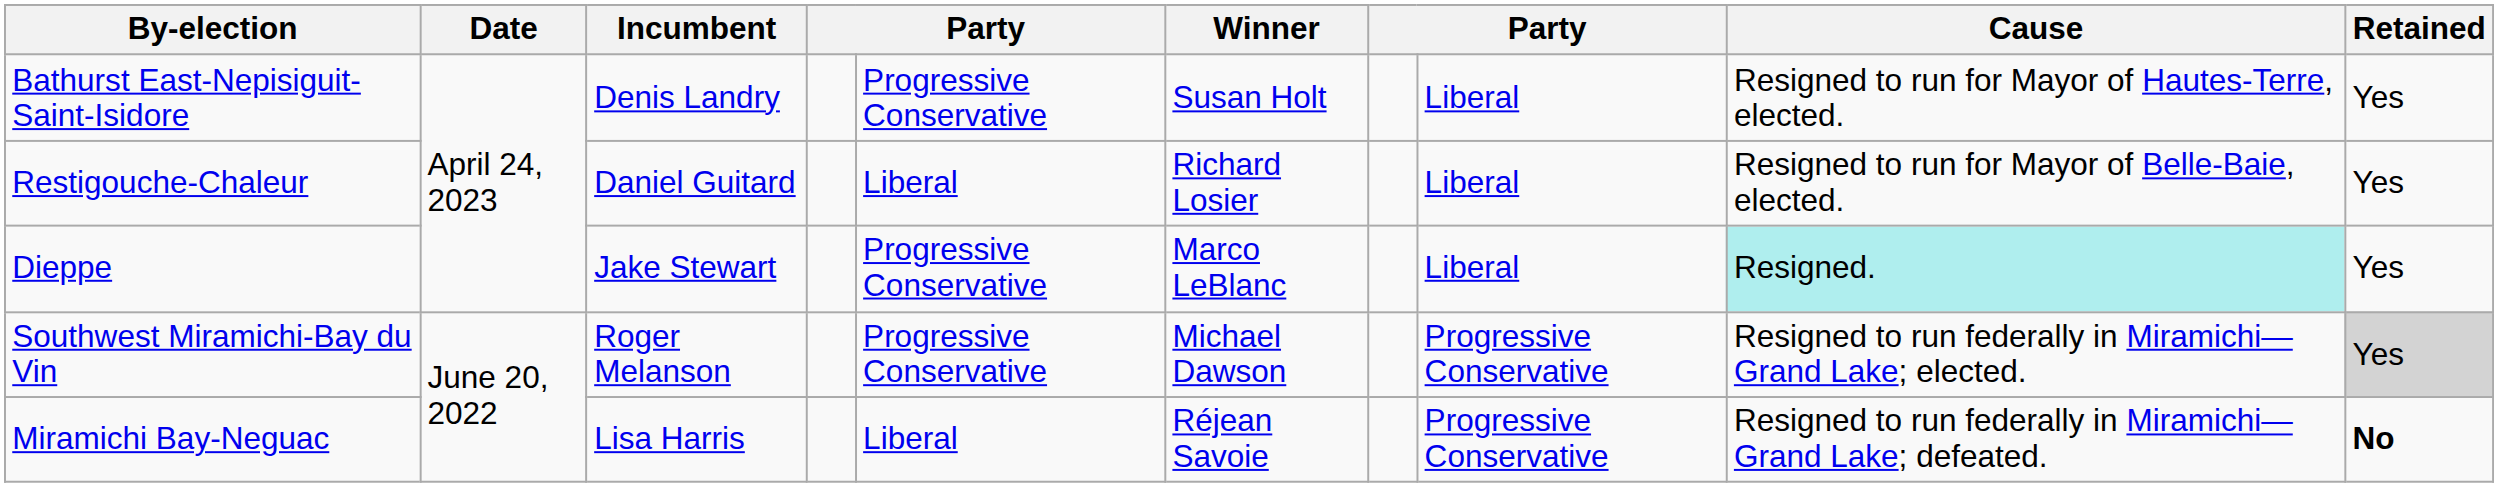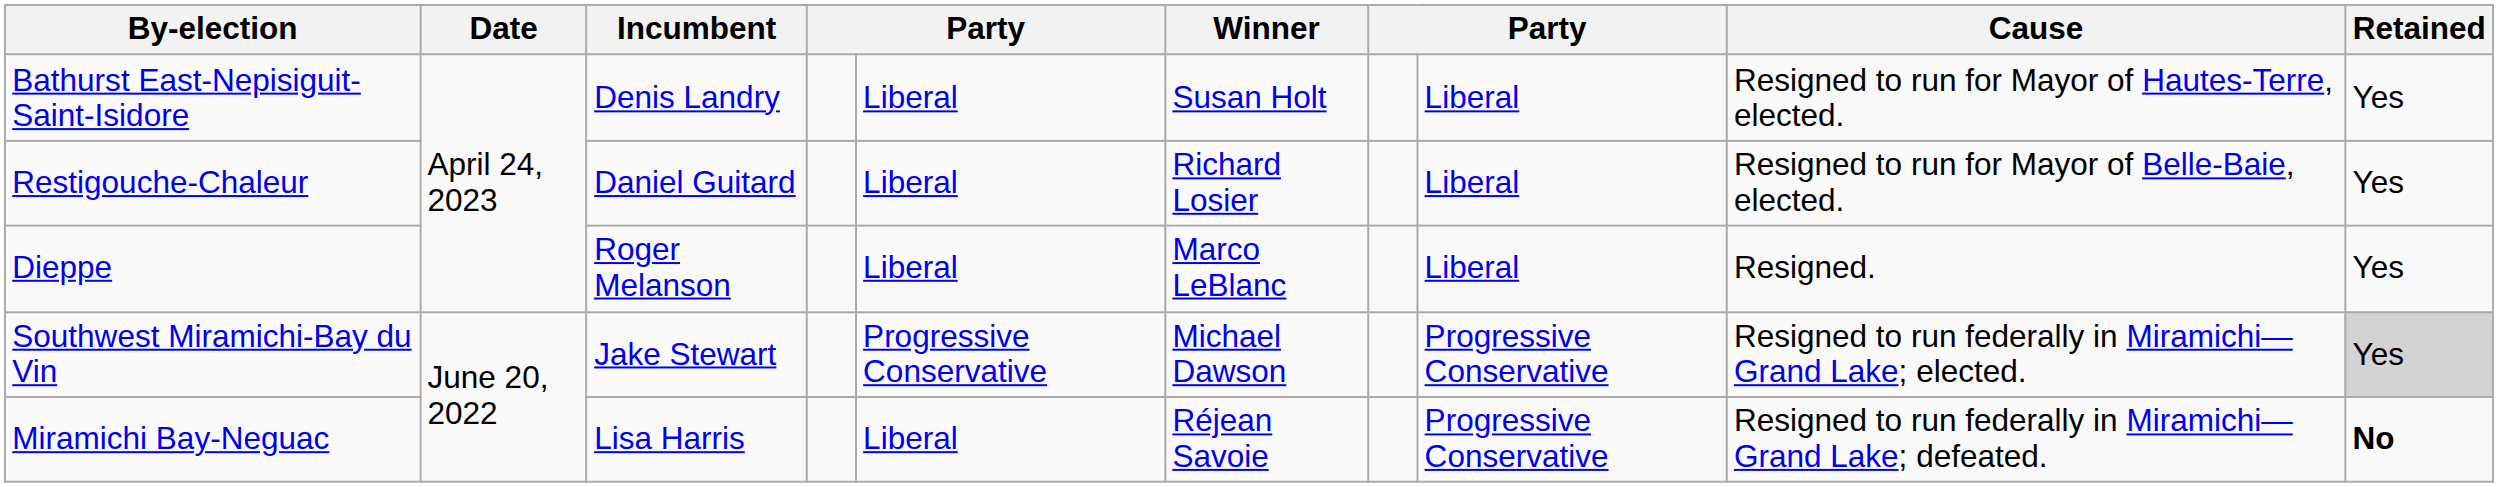(955, 97) Progressive Conservative -> (910, 97) Liberal
(685, 268) Jake Stewart -> (663, 268) Roger Melanson
(955, 268) Progressive Conservative -> (910, 268) Liberal
(1805, 268) paleturquoise background -> (1805, 268) no background
(663, 353) Roger Melanson -> (685, 353) Jake Stewart
